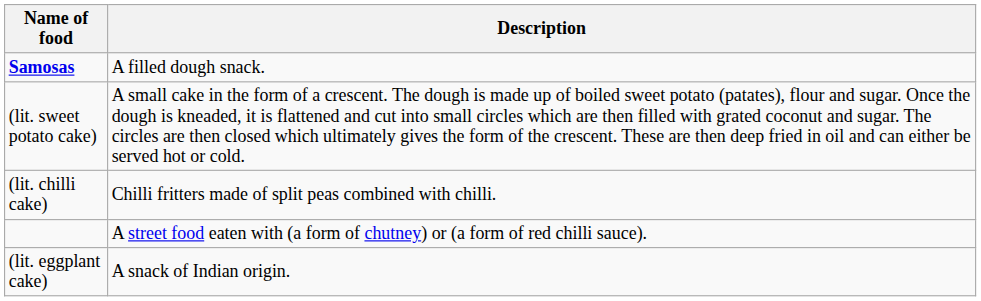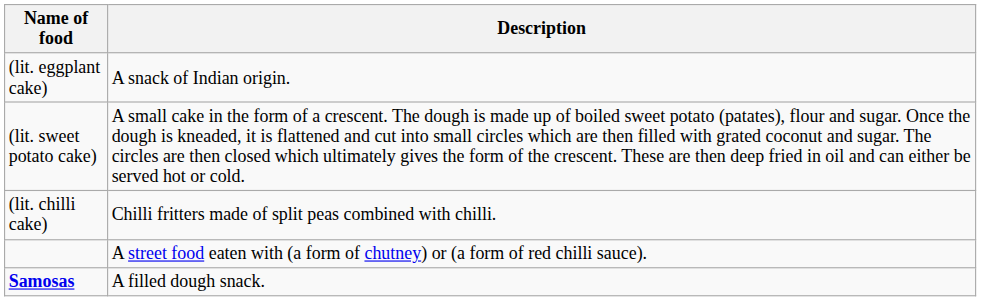rows swapped: (54, 271) <-> (42, 67)
